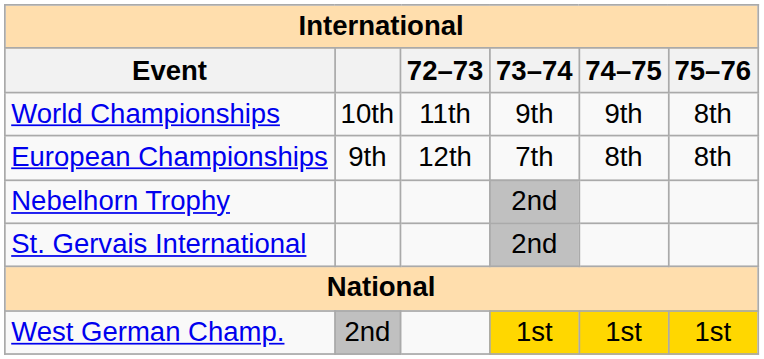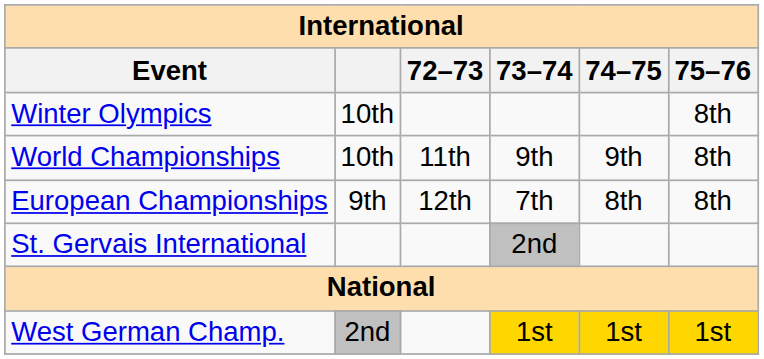+ row: (111, 113)
- row: (121, 200)
